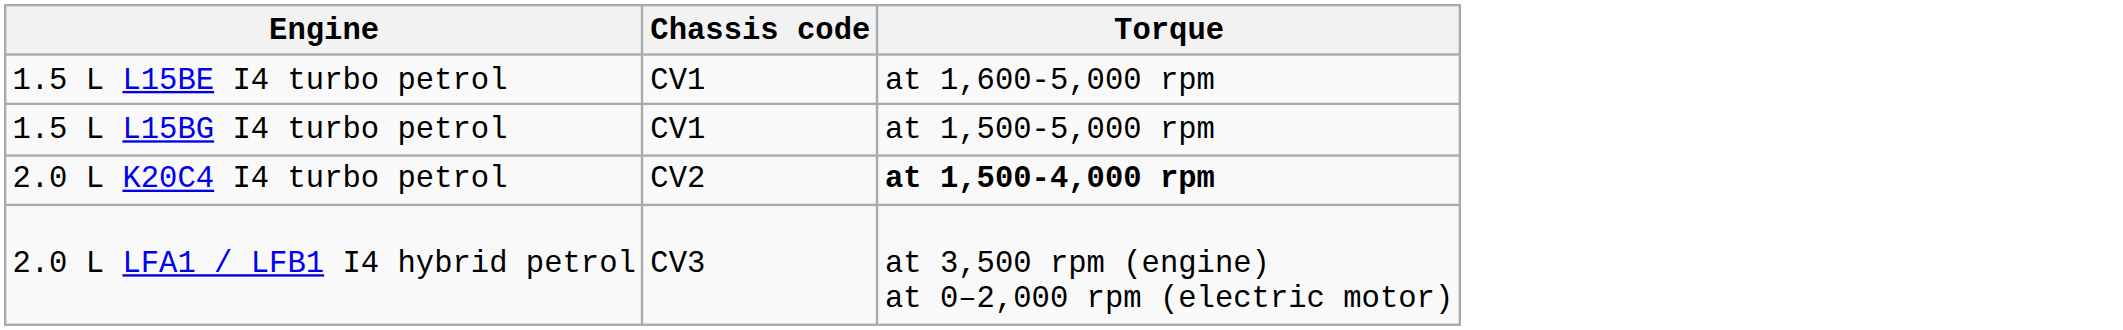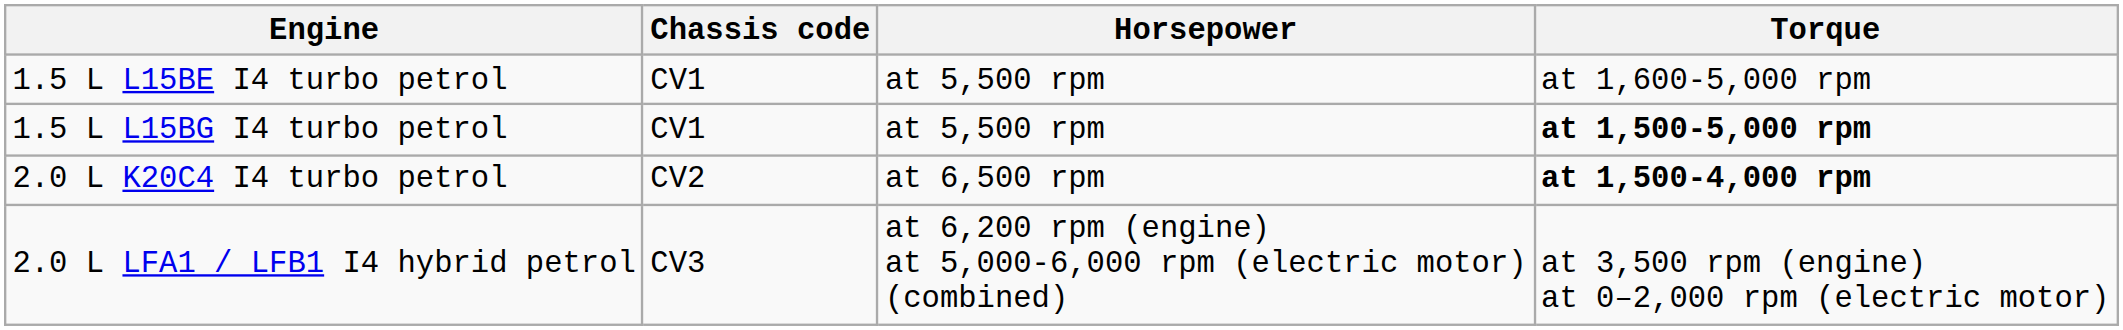+ column: (1206, 30)
(1050, 130) normal -> (1706, 130) bold
